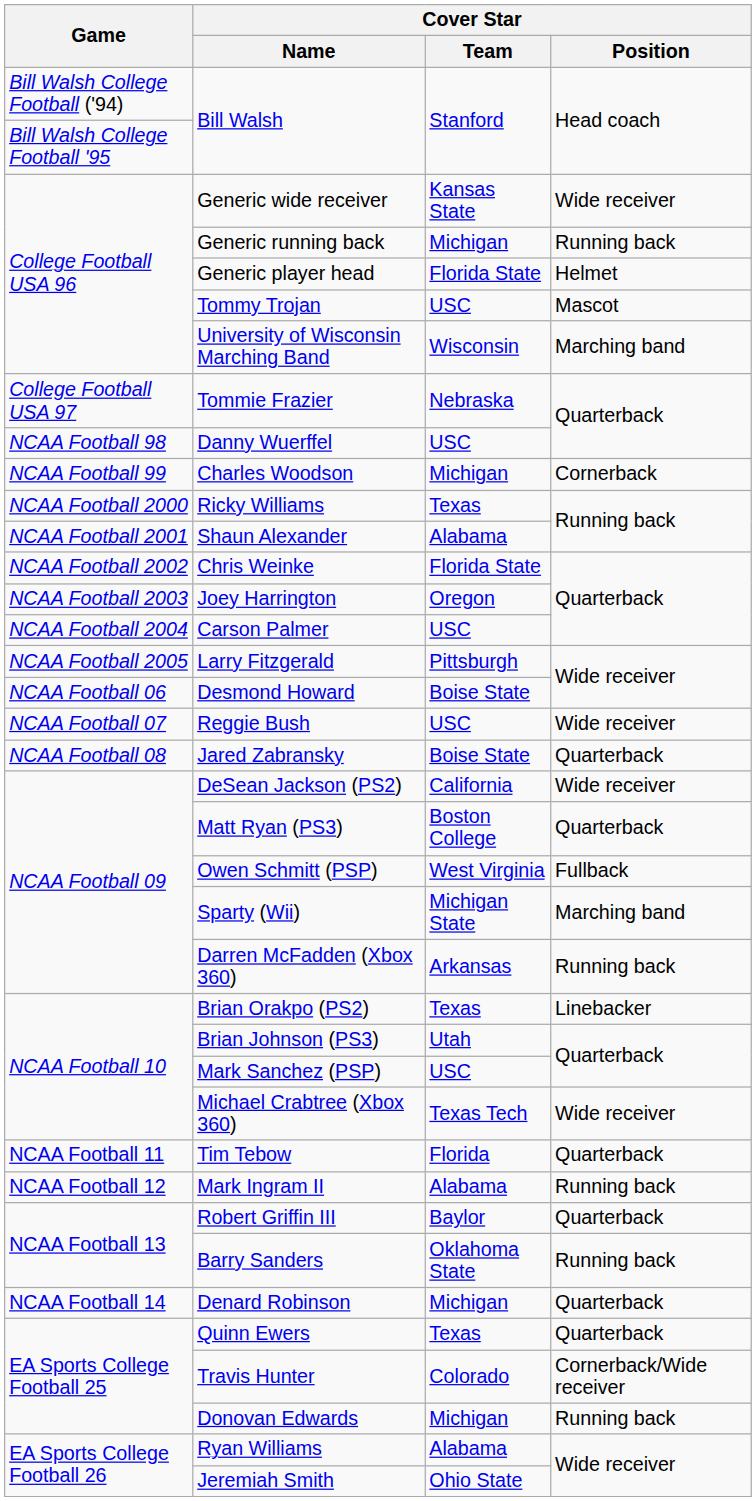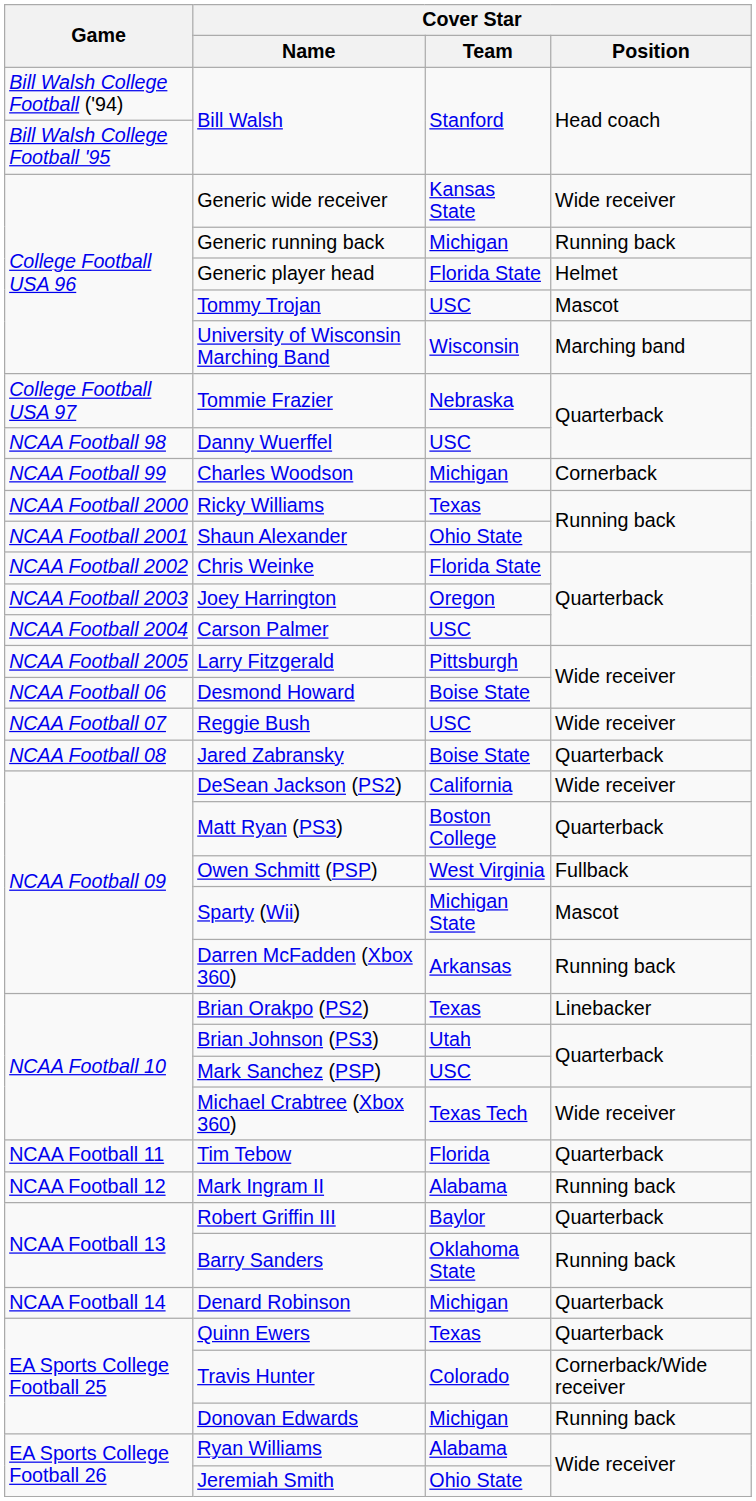(468, 536) Alabama -> (476, 536) Ohio State
(620, 913) Marching band -> (587, 913) Mascot
